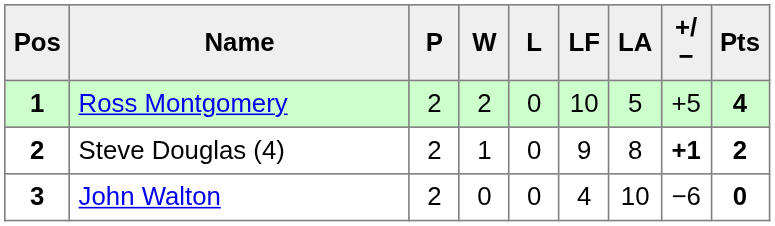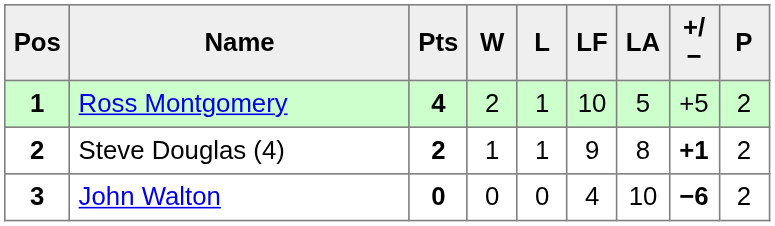columns swapped: (434, 42) <-> (740, 42)
(534, 103) 0 -> (542, 103) 1
(534, 150) 0 -> (542, 150) 1
(686, 196) normal -> (694, 196) bold
